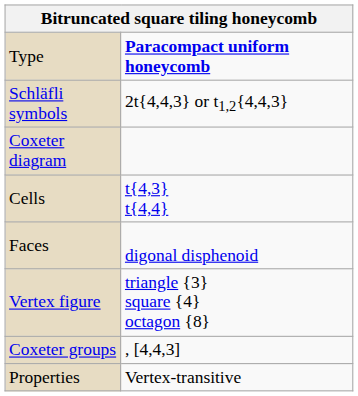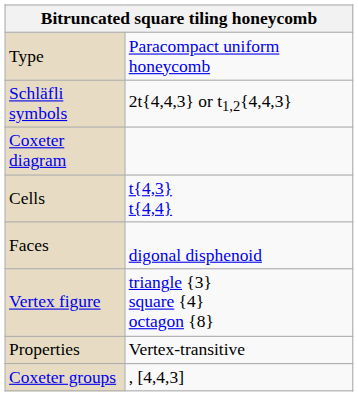(207, 56) bold -> (204, 56) normal
rows swapped: (63, 349) <-> (44, 377)
